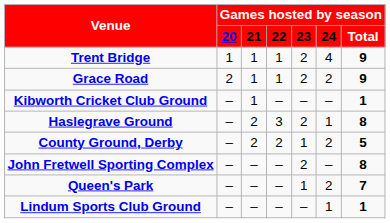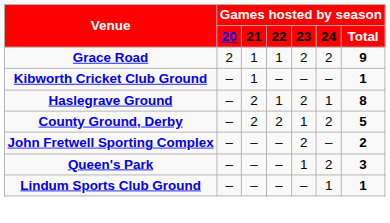- row: (111, 57)
(279, 121) 3 -> (279, 100) 1
(363, 164) 8 -> (363, 143) 2
(363, 185) 7 -> (363, 164) 3
